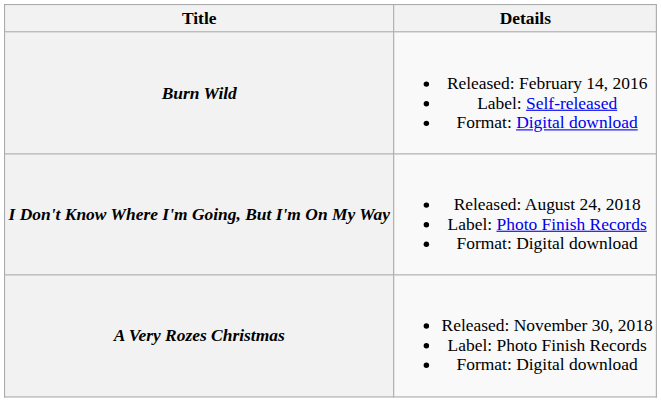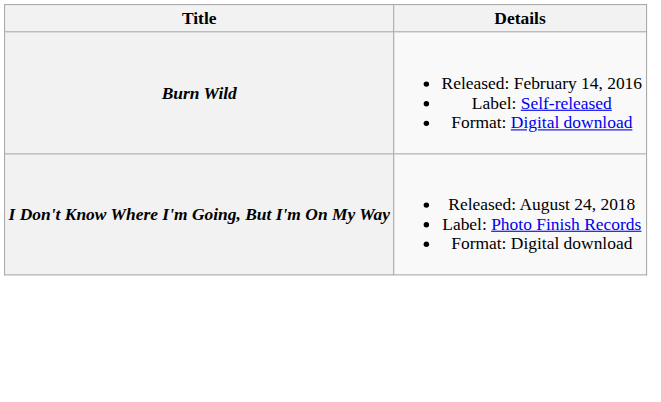- row: (199, 335)
